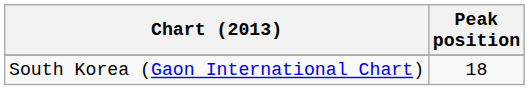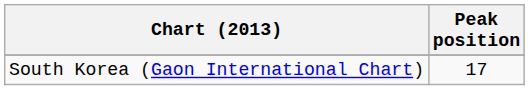(476, 70) 18 -> (476, 70) 17
